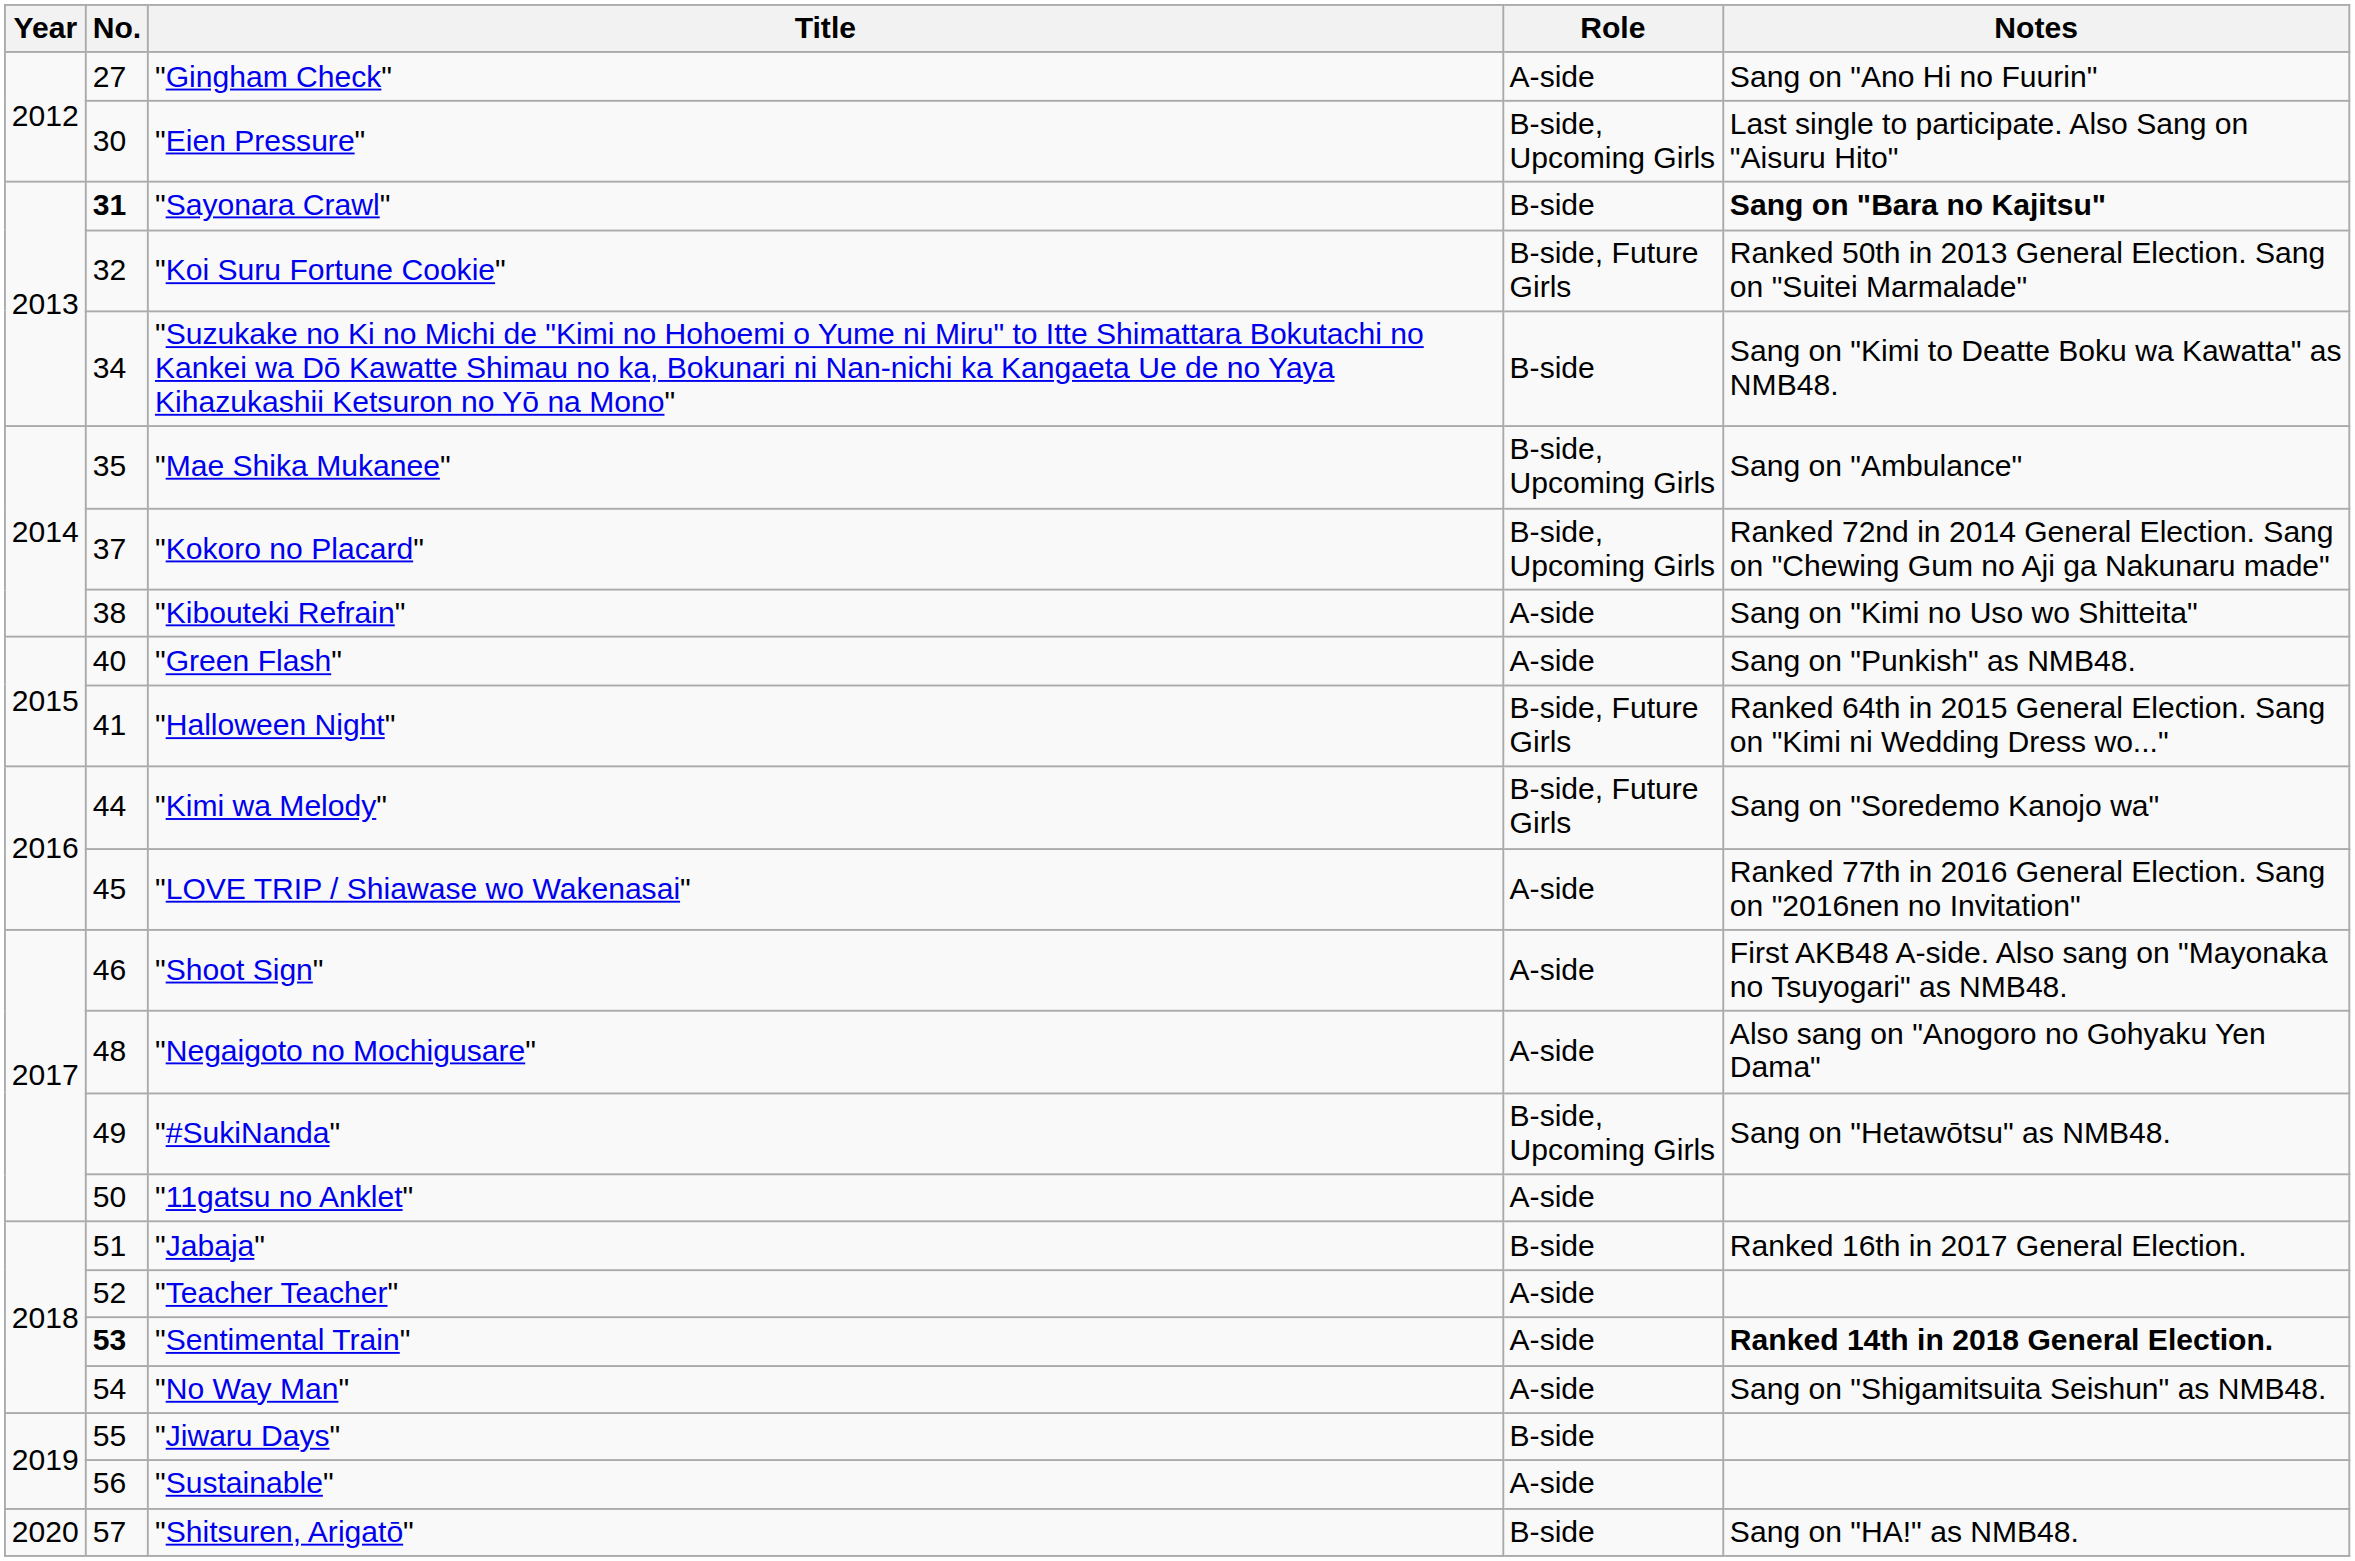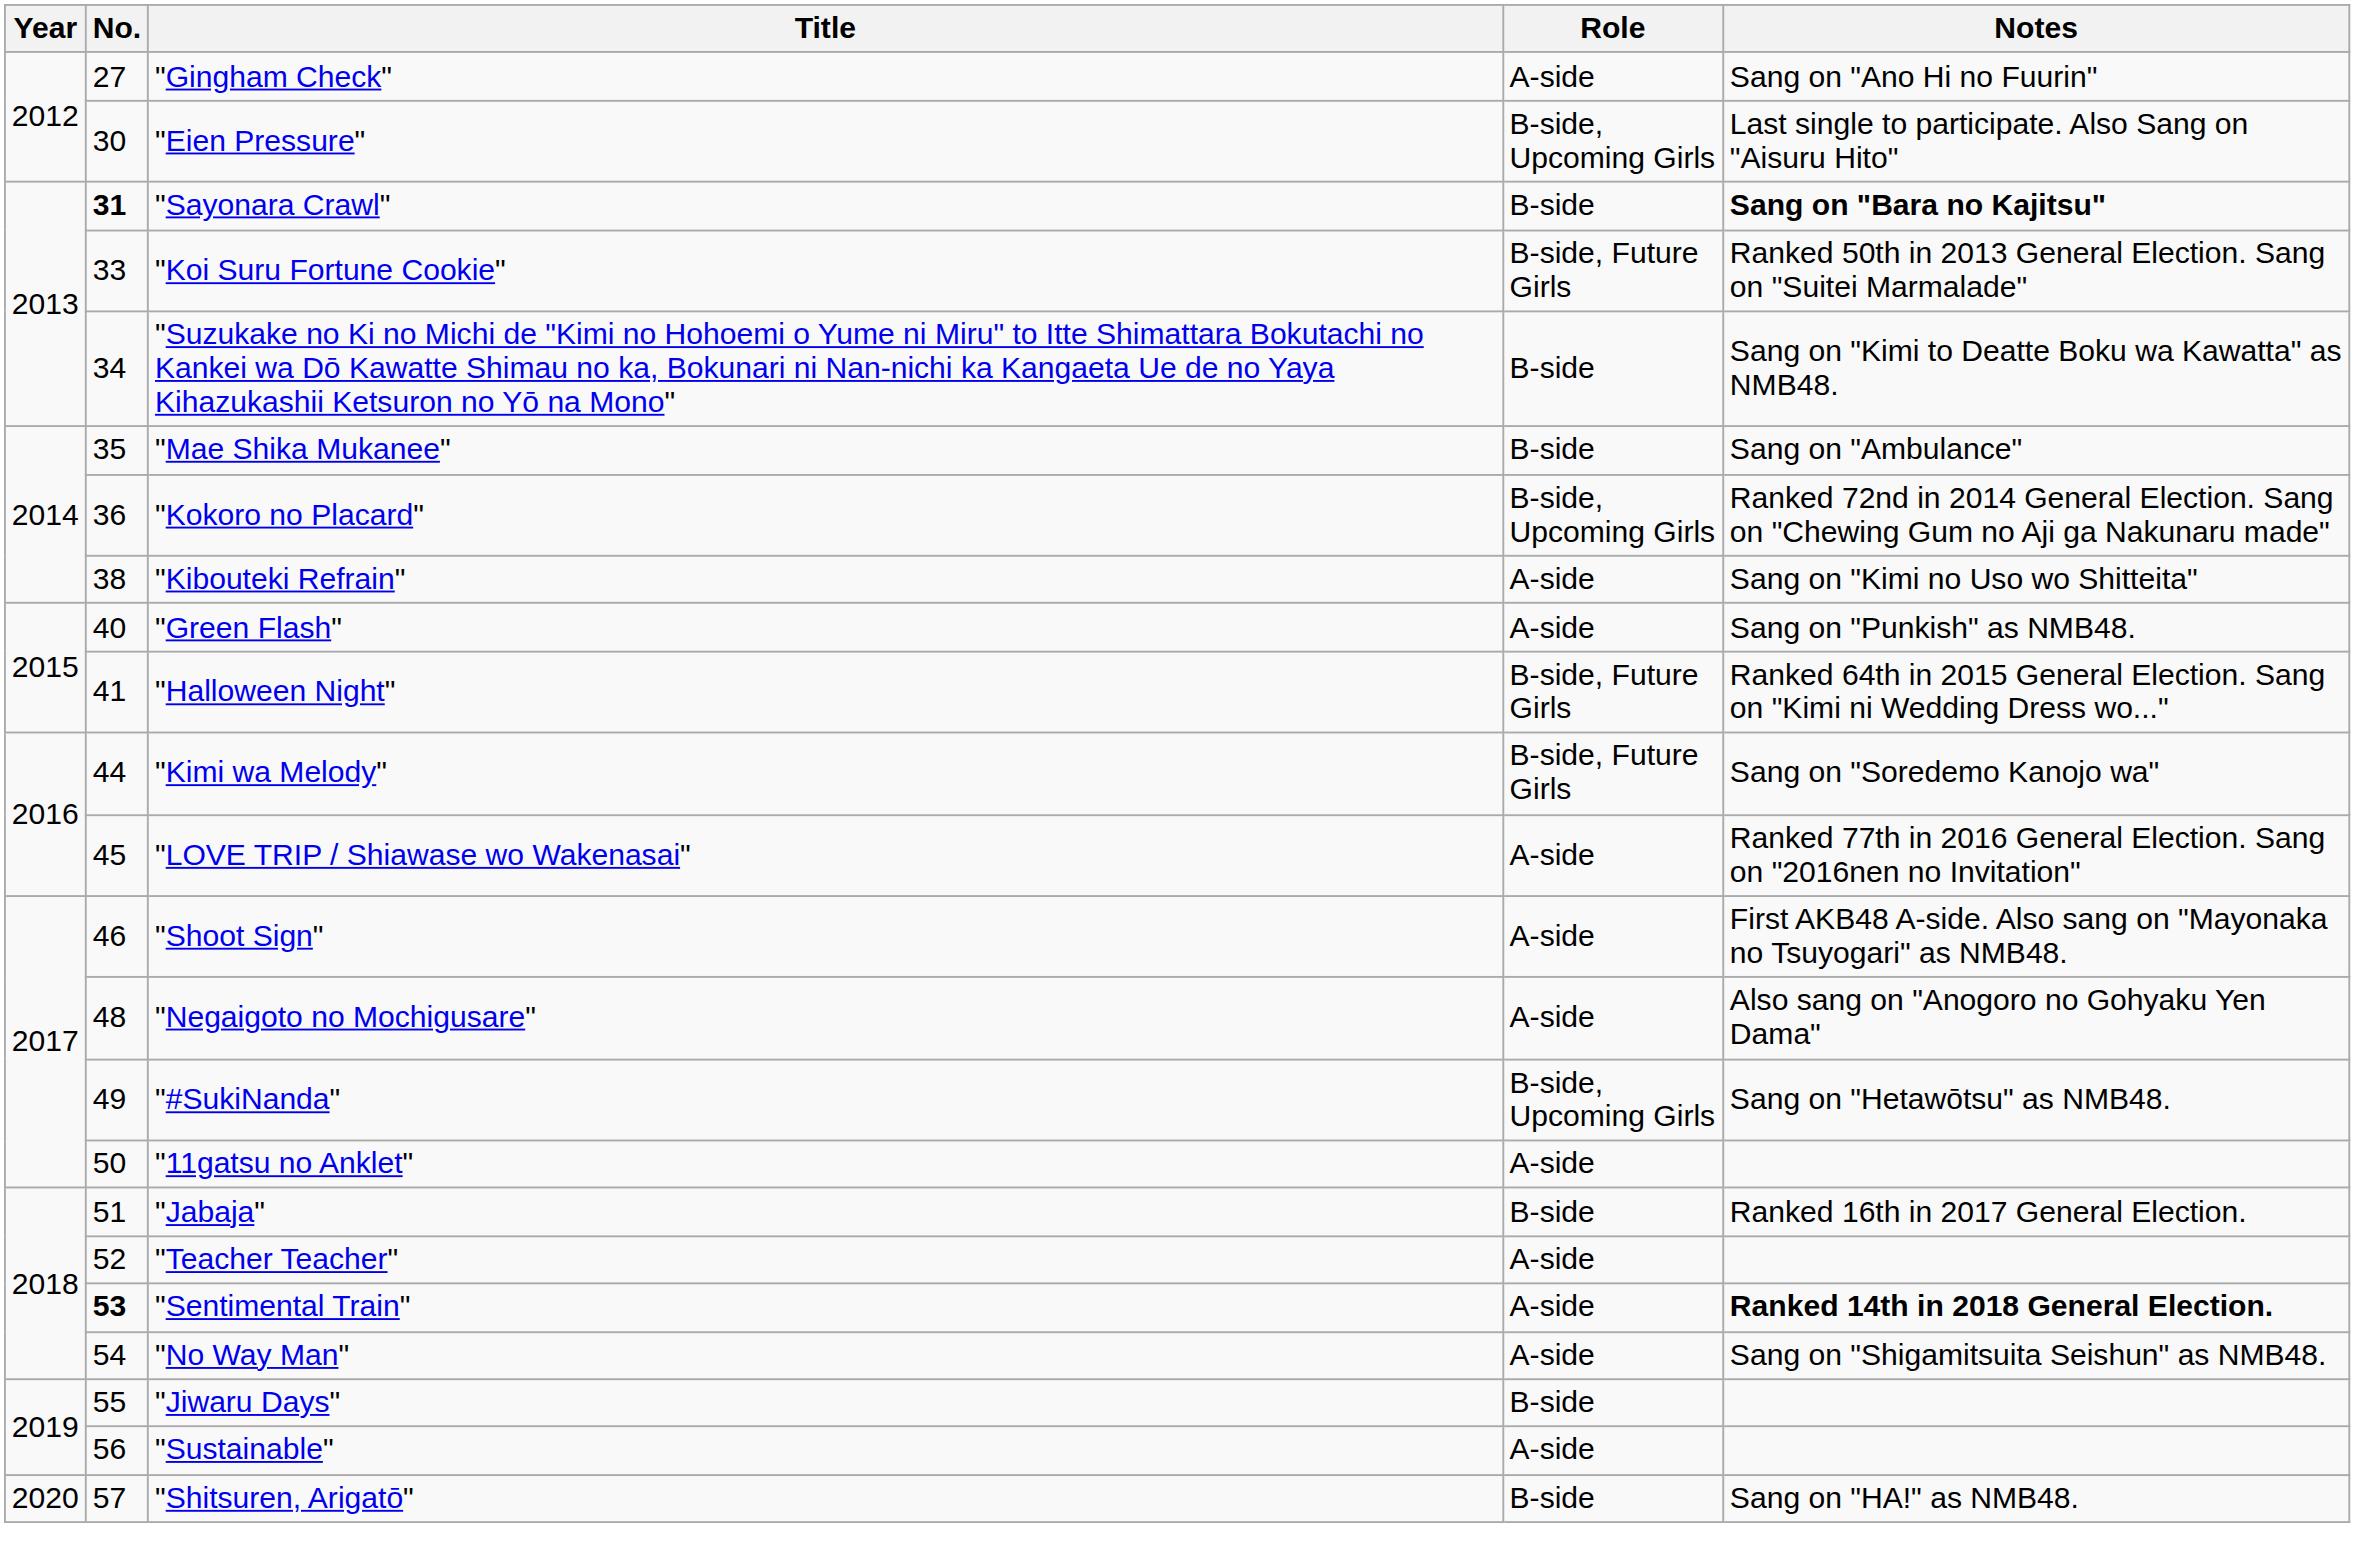(109, 269) 32 -> (109, 269) 33
(1612, 466) B-side, Upcoming Girls -> (1552, 449) B-side
(109, 548) 37 -> (109, 514) 36
